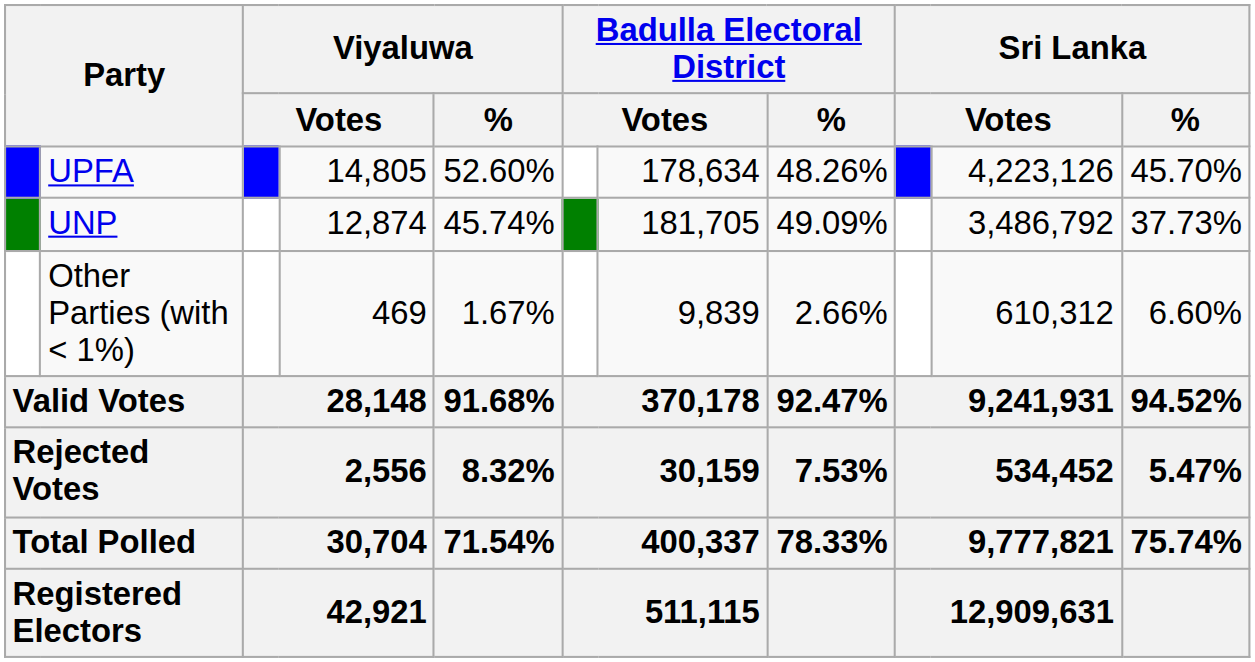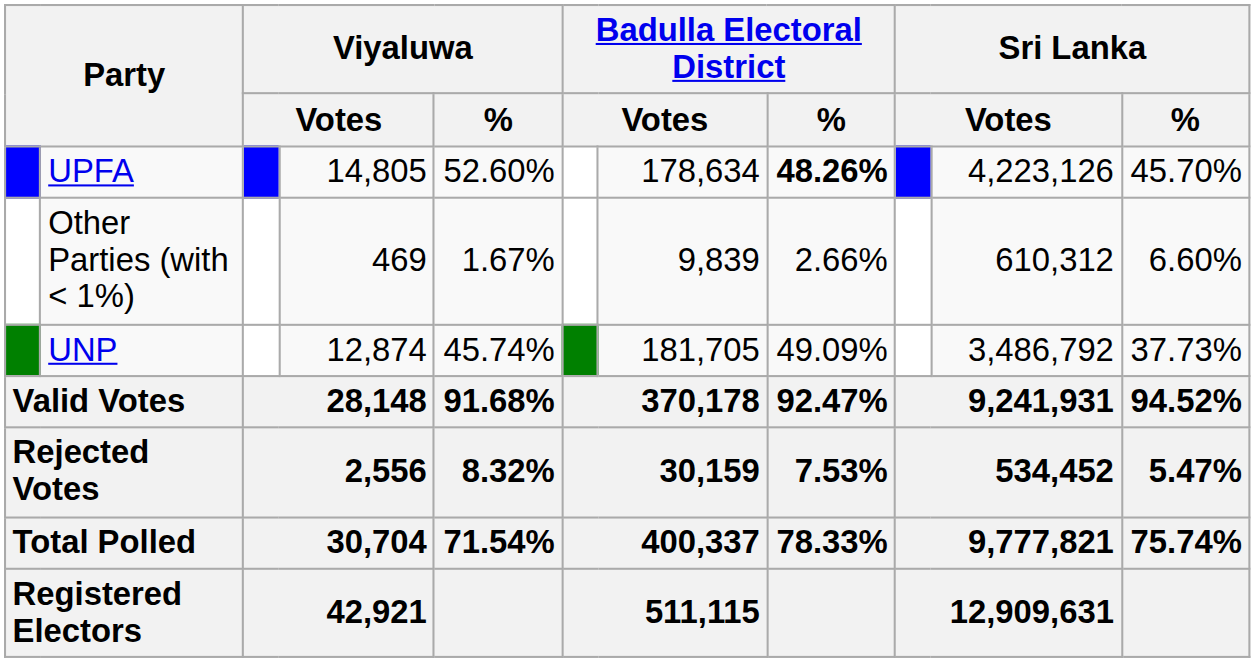(832, 171) normal -> (832, 171) bold
rows swapped: (83, 223) <-> (138, 312)
